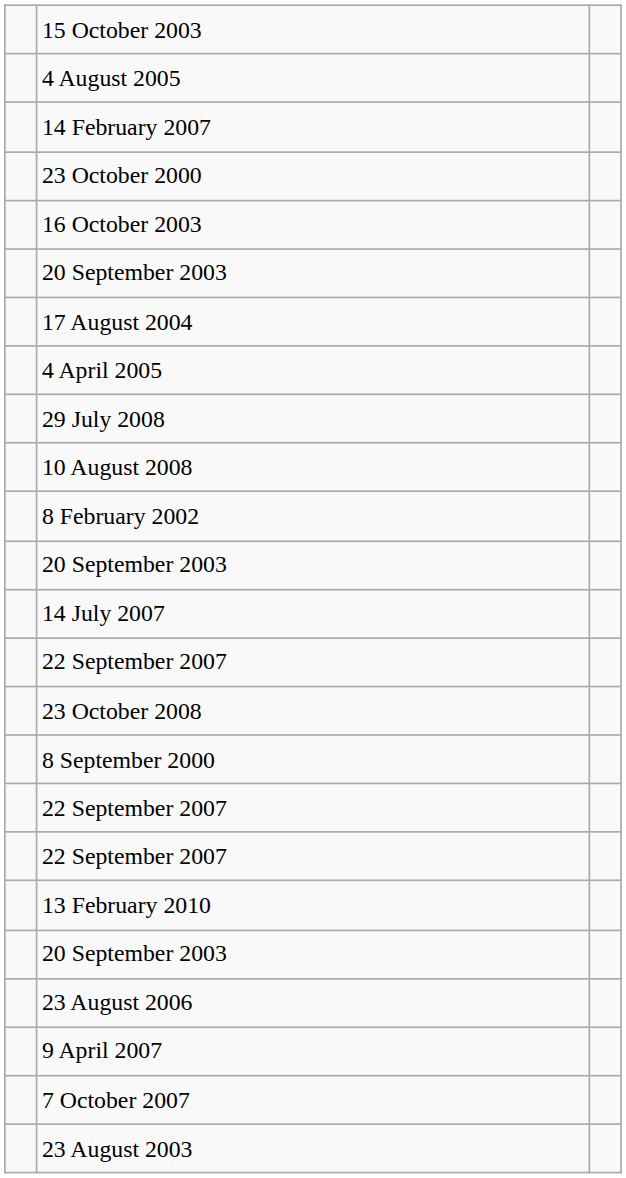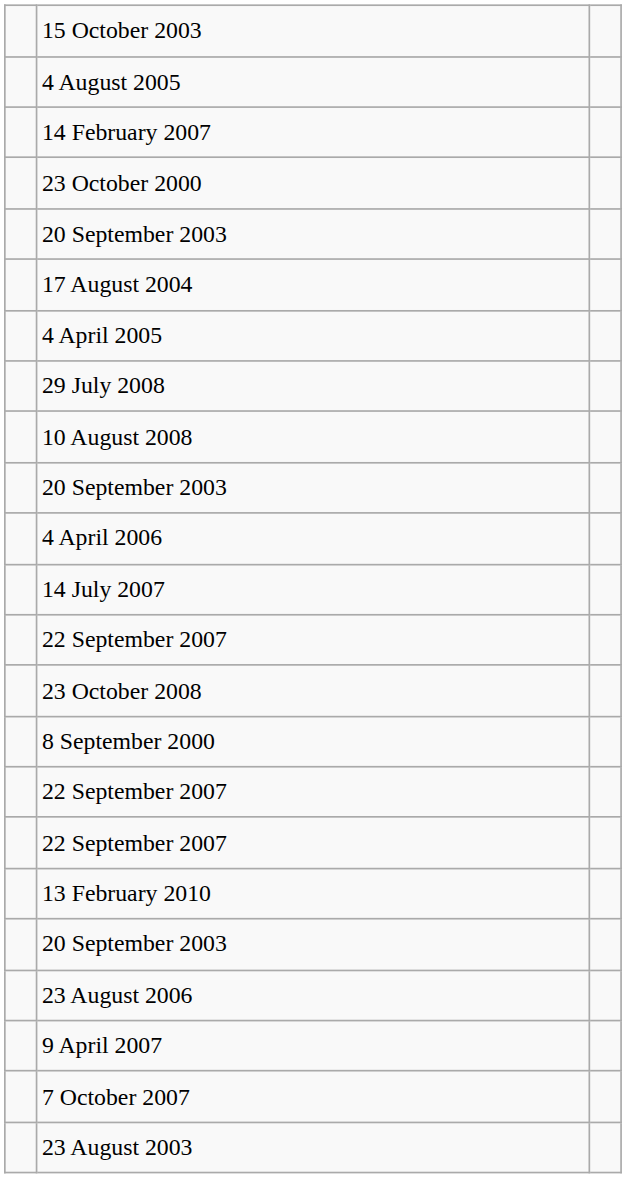- row: (21, 224)
- row: (21, 516)
+ row: (21, 539)
